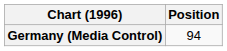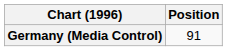(194, 35) 94 -> (194, 35) 91
